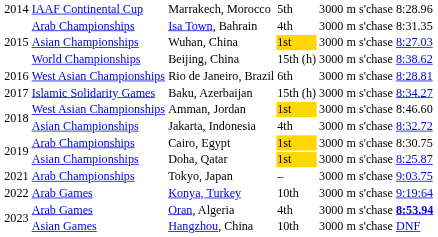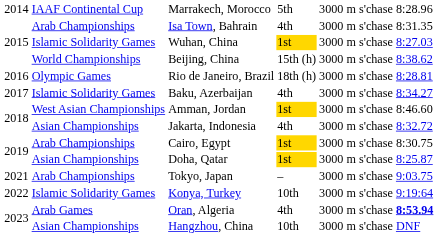(85, 42) Asian Championships -> (93, 42) Islamic Solidarity Games
(98, 76) West Asian Championships -> (71, 76) Olympic Games
(285, 76) 6th -> (297, 76) 18th (h)
(297, 92) 15th (h) -> (285, 92) 4th
(62, 193) Arab Games -> (93, 193) Islamic Solidarity Games
(64, 226) Asian Games -> (85, 226) Asian Championships
